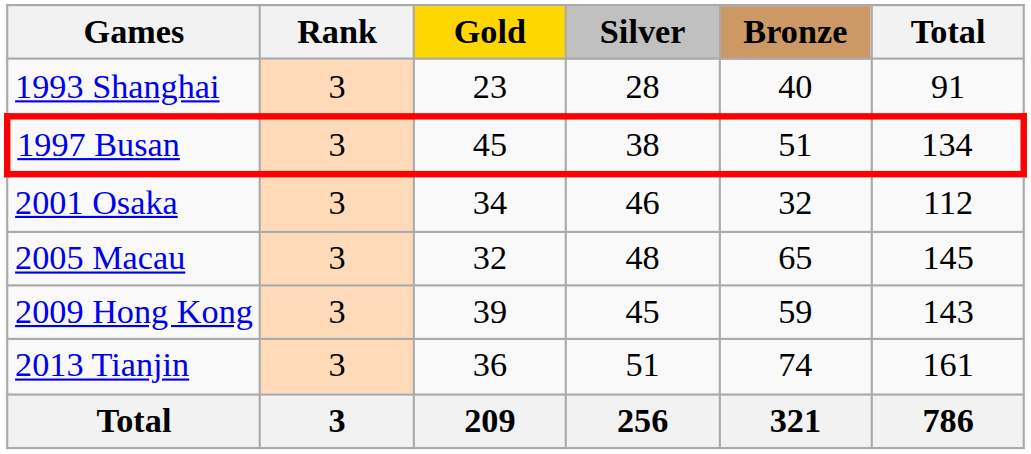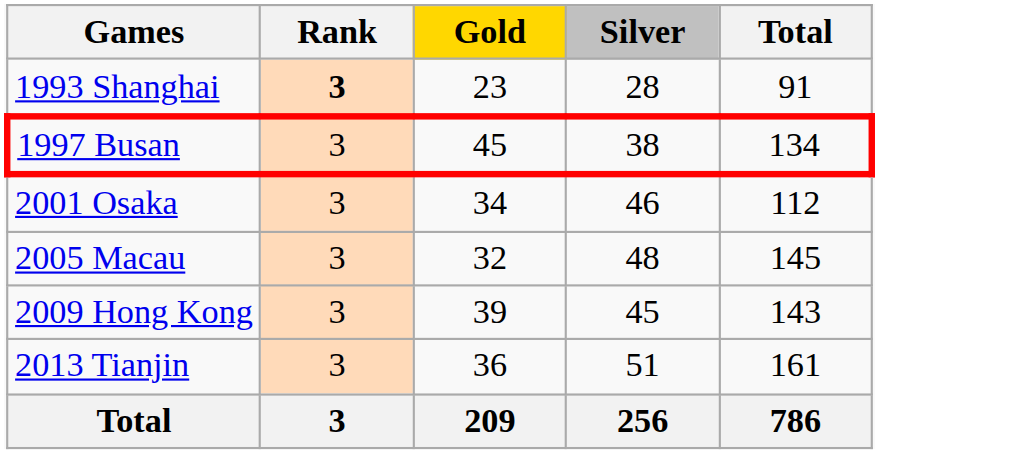- column: (795, 31)
(337, 85) normal -> (337, 85) bold
